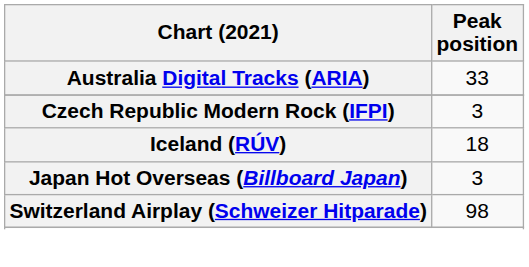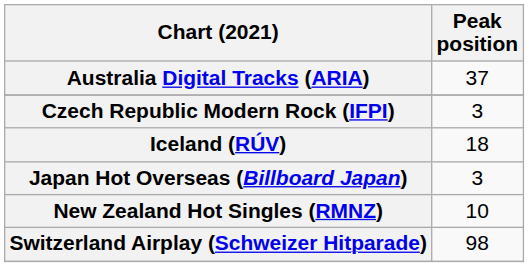(477, 77) 33 -> (477, 77) 37
+ row: (218, 210)
